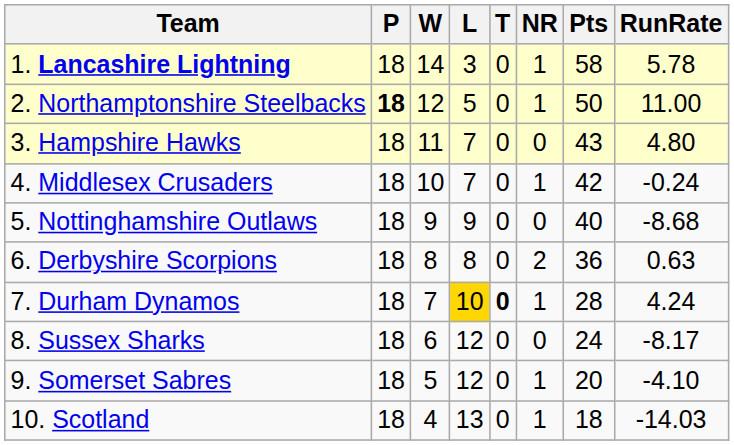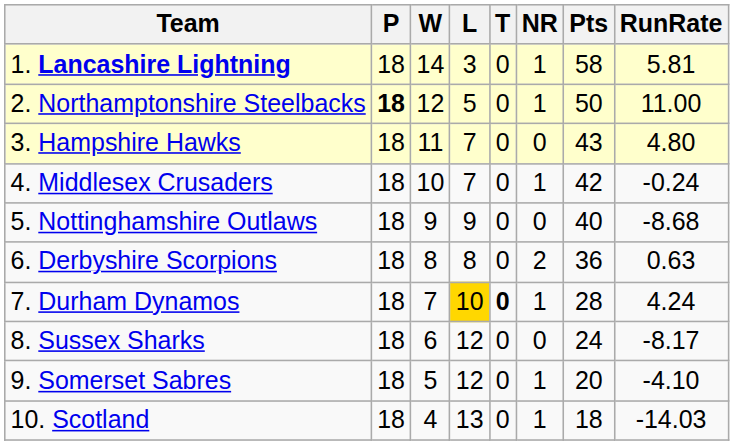(671, 63) 5.78 -> (671, 63) 5.81
